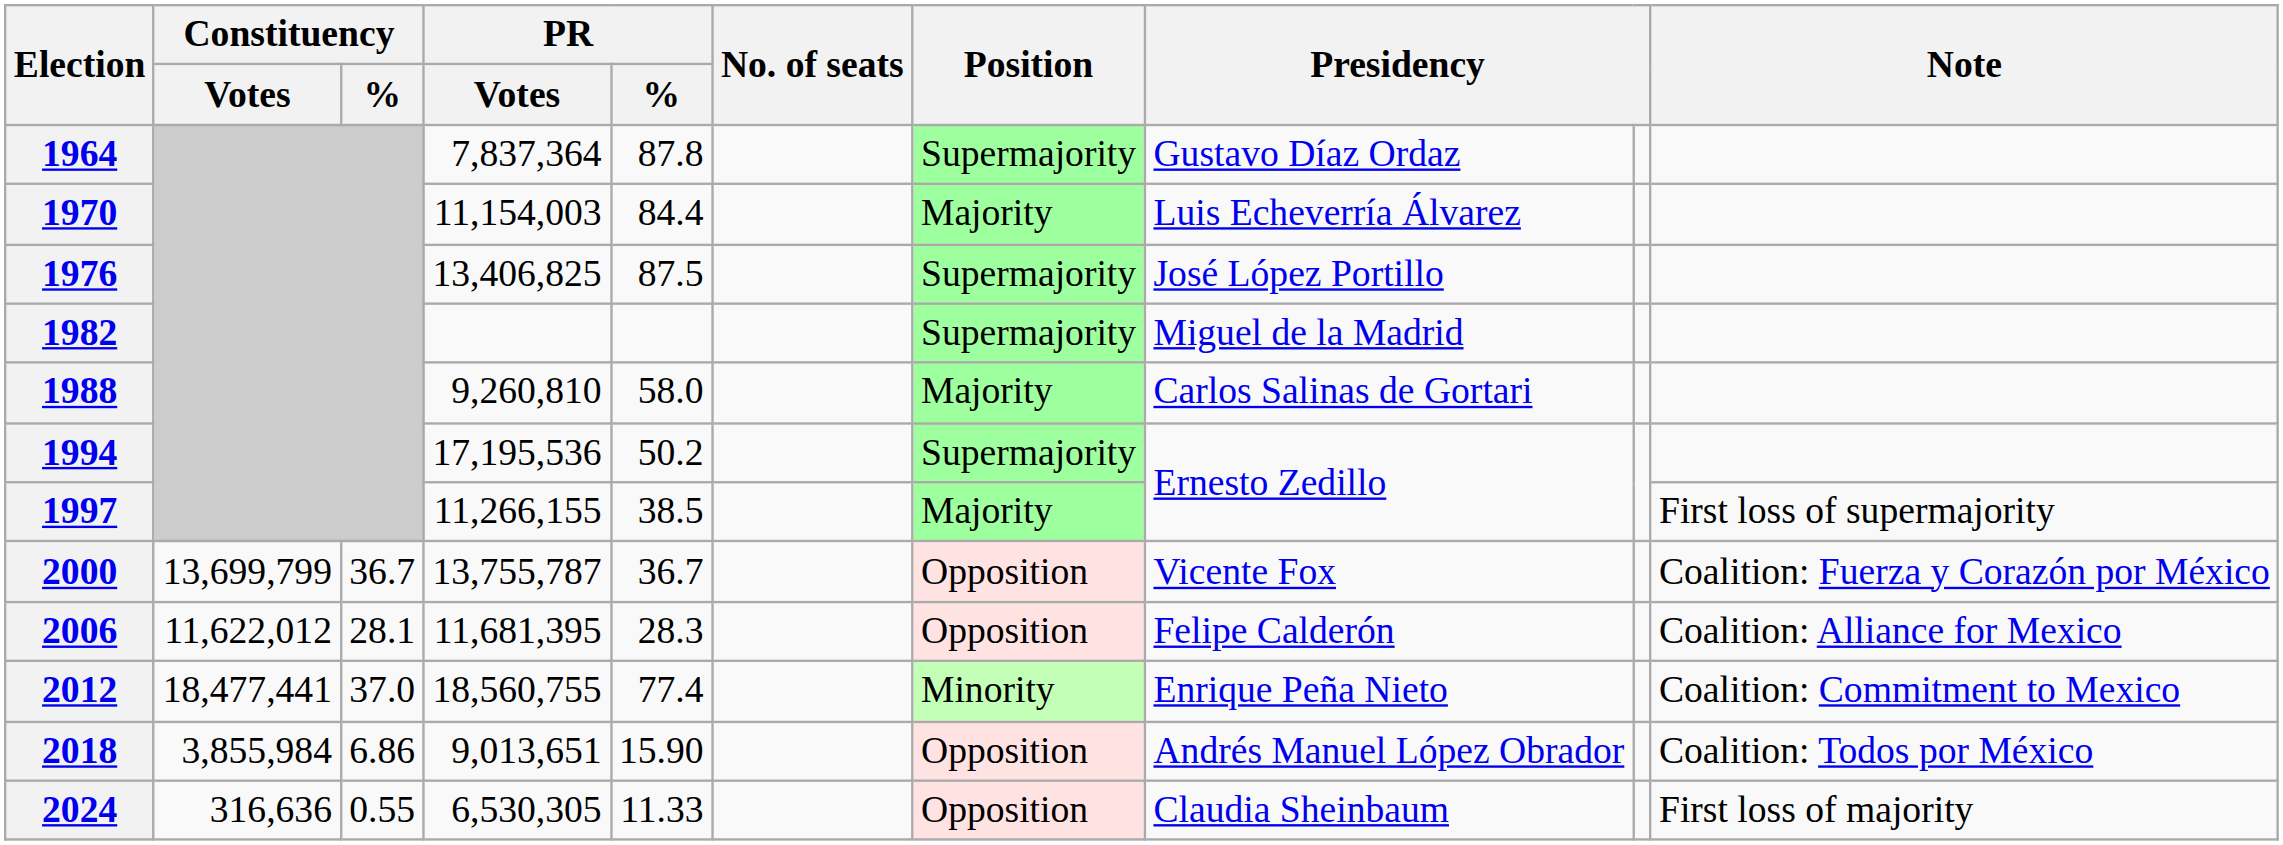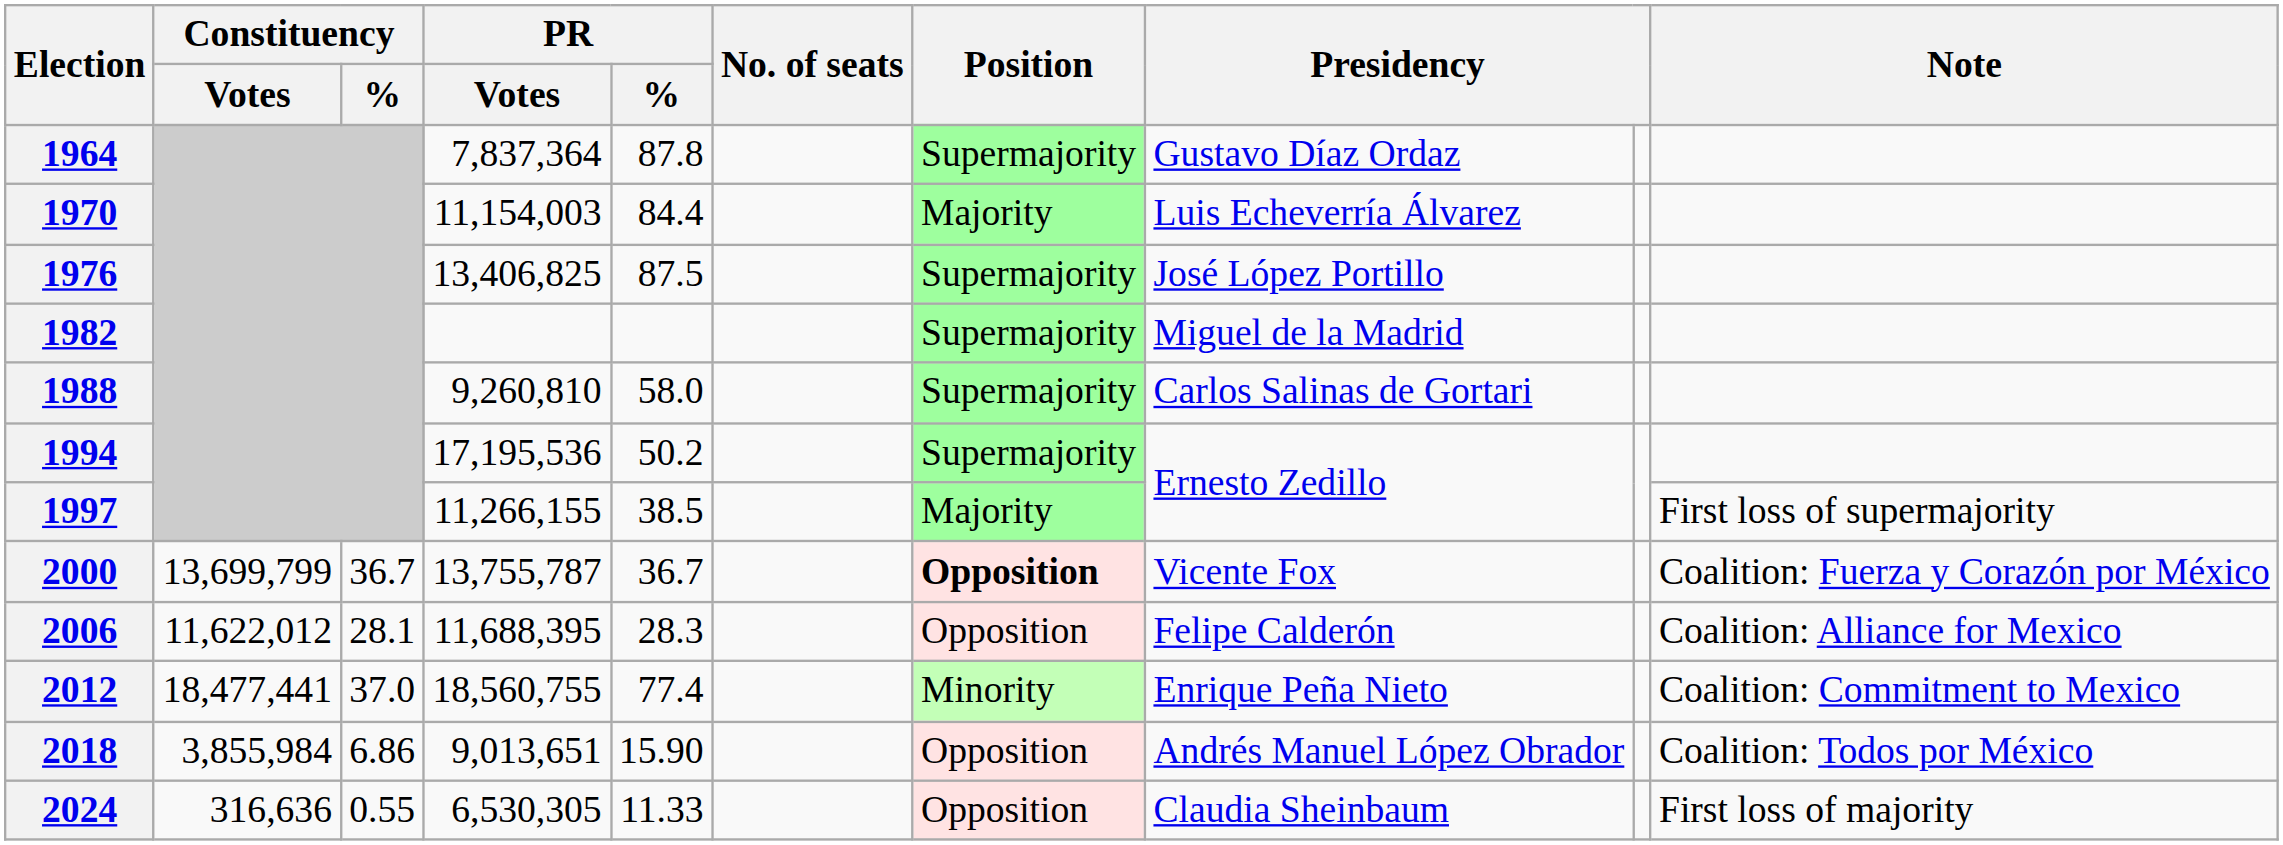(987, 392) Majority -> (1029, 392) Supermajority
(1005, 570) normal -> (1010, 570) bold
(518, 630) 11,681,395 -> (518, 630) 11,688,395
